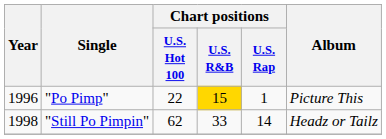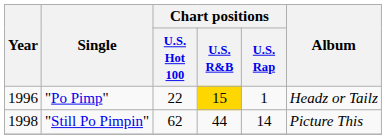(326, 97) Picture This -> (334, 97) Headz or Tailz
(219, 121) 33 -> (219, 121) 44
(334, 121) Headz or Tailz -> (326, 121) Picture This
